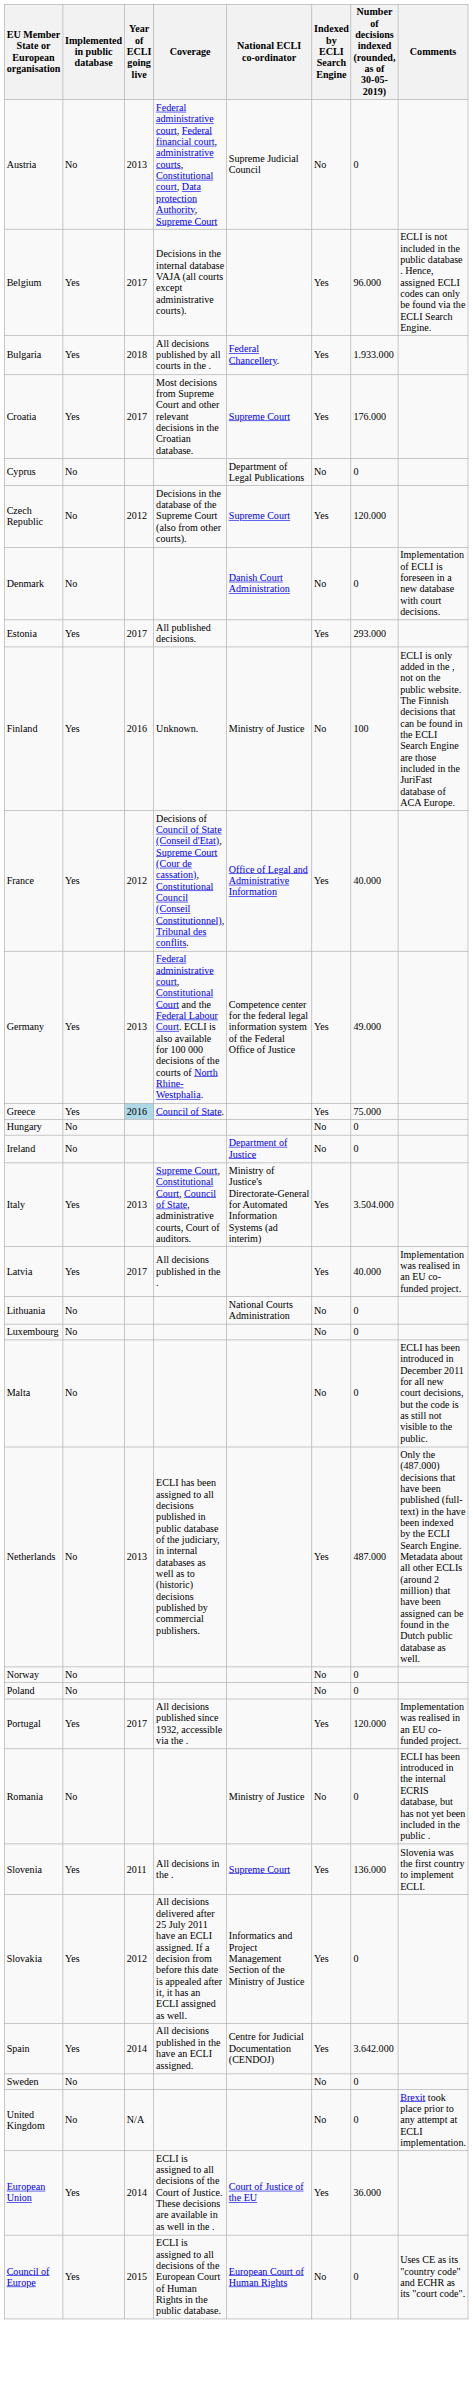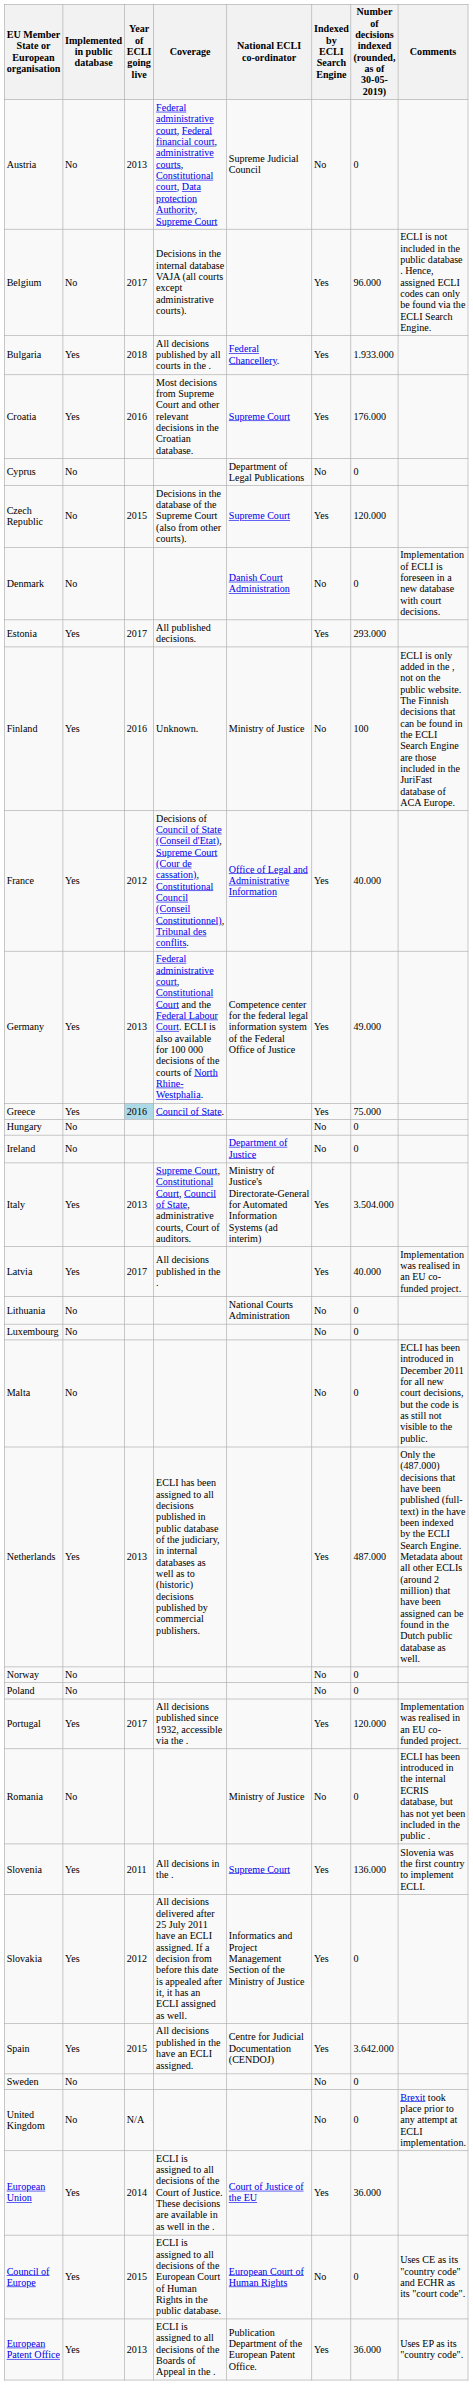(72, 282) Yes -> (71, 282) No
(137, 416) 2017 -> (137, 416) 2016
(137, 516) 2012 -> (137, 516) 2015
(71, 1556) No -> (72, 1556) Yes
(137, 2048) 2014 -> (137, 2048) 2015
+ row: (33, 2349)
